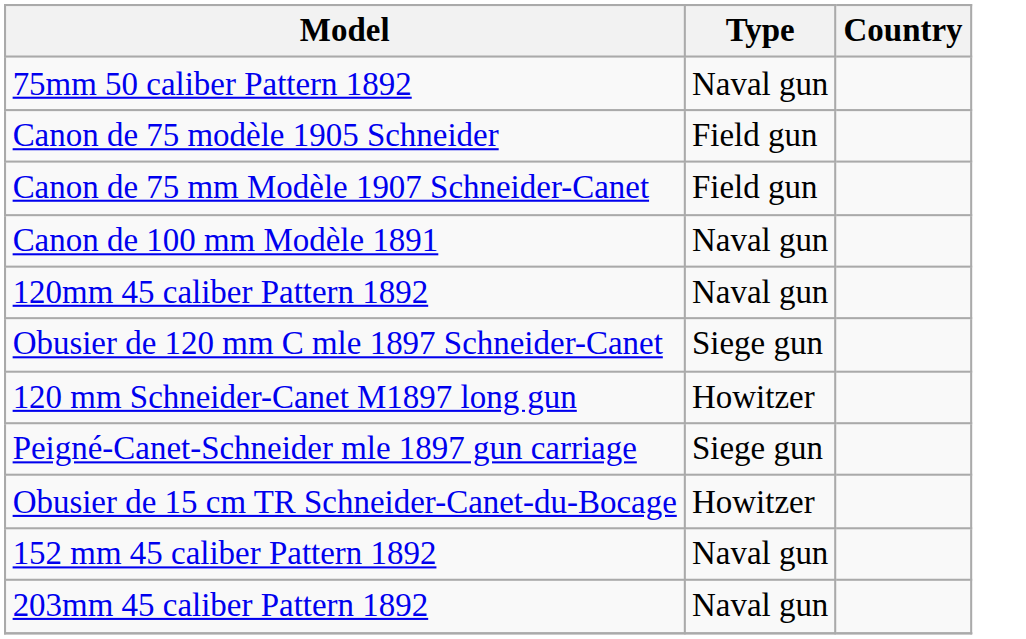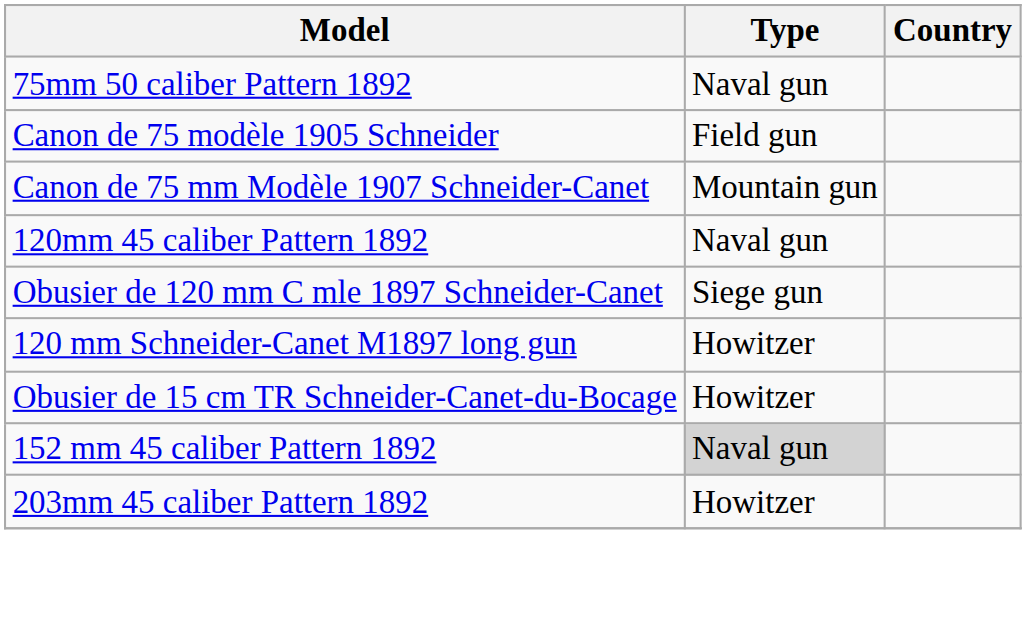(755, 187) Field gun -> (785, 187) Mountain gun
- row: (225, 239)
- row: (325, 448)
(760, 553) no background -> (760, 448) lightgrey background
(760, 605) Naval gun -> (753, 501) Howitzer
